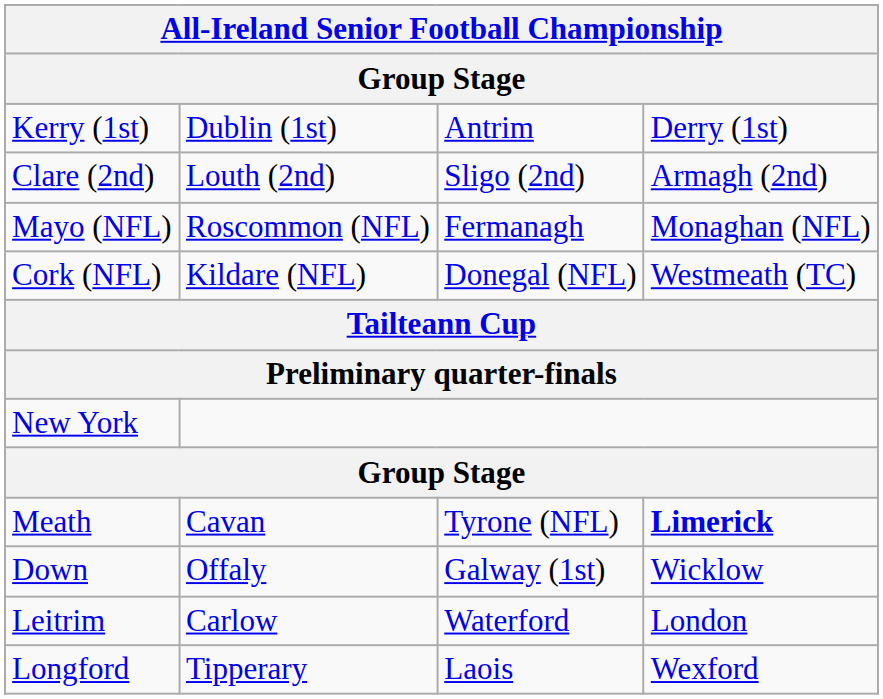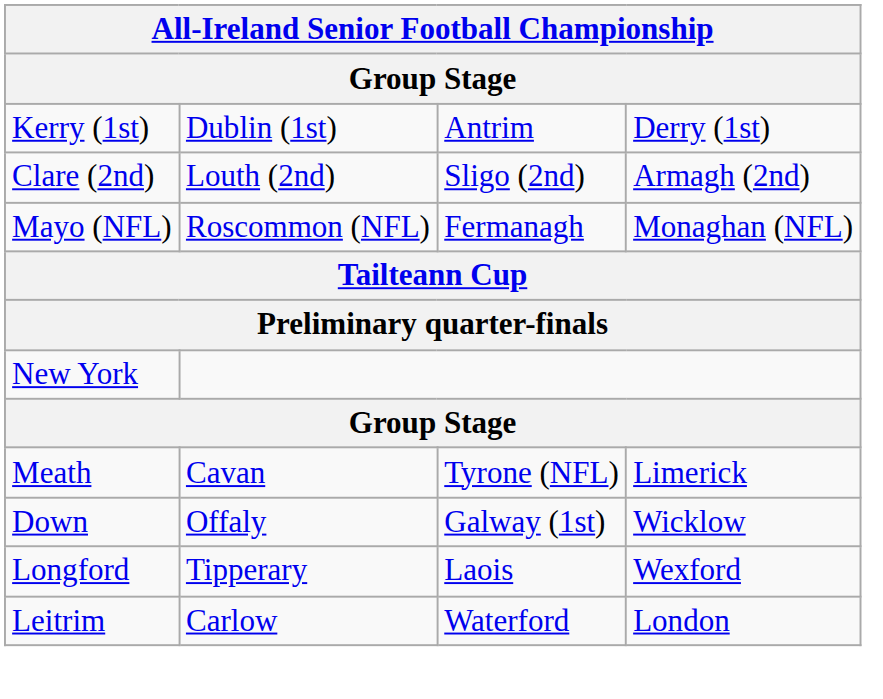- row: (87, 275)
(712, 521) bold -> (690, 472) normal
rows swapped: (71, 669) <-> (59, 619)
